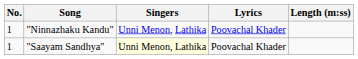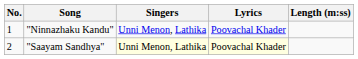(9, 46) 1 -> (9, 46) 2
(248, 46) no background -> (248, 46) lightyellow background
